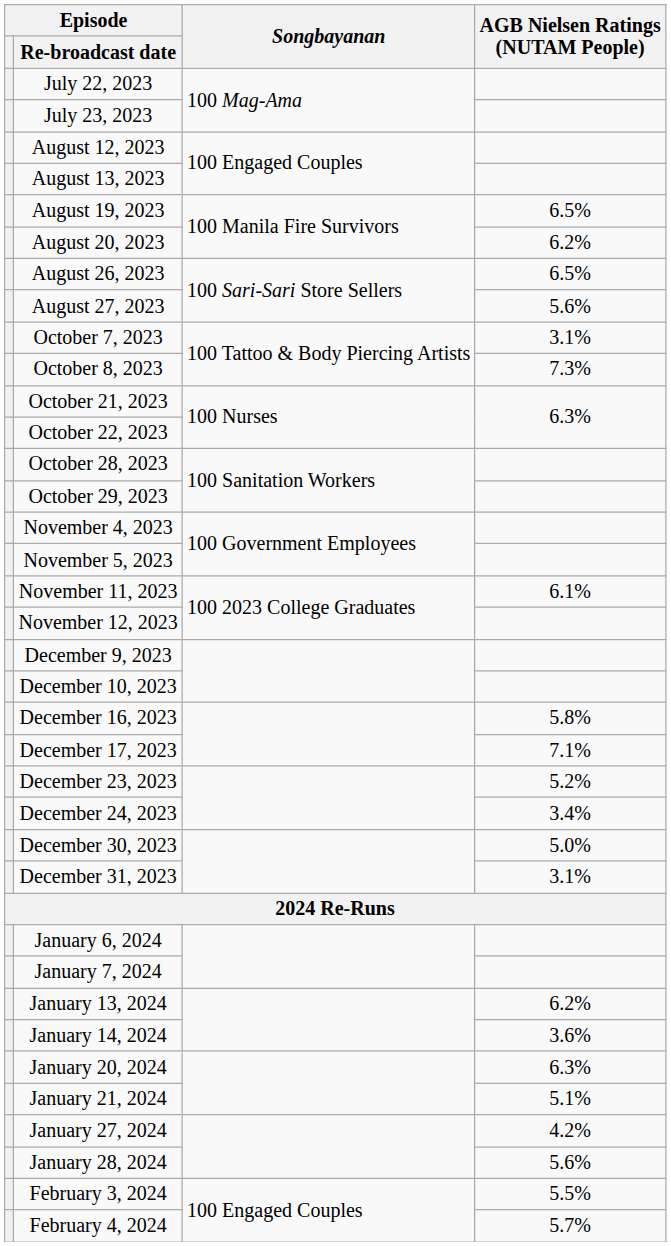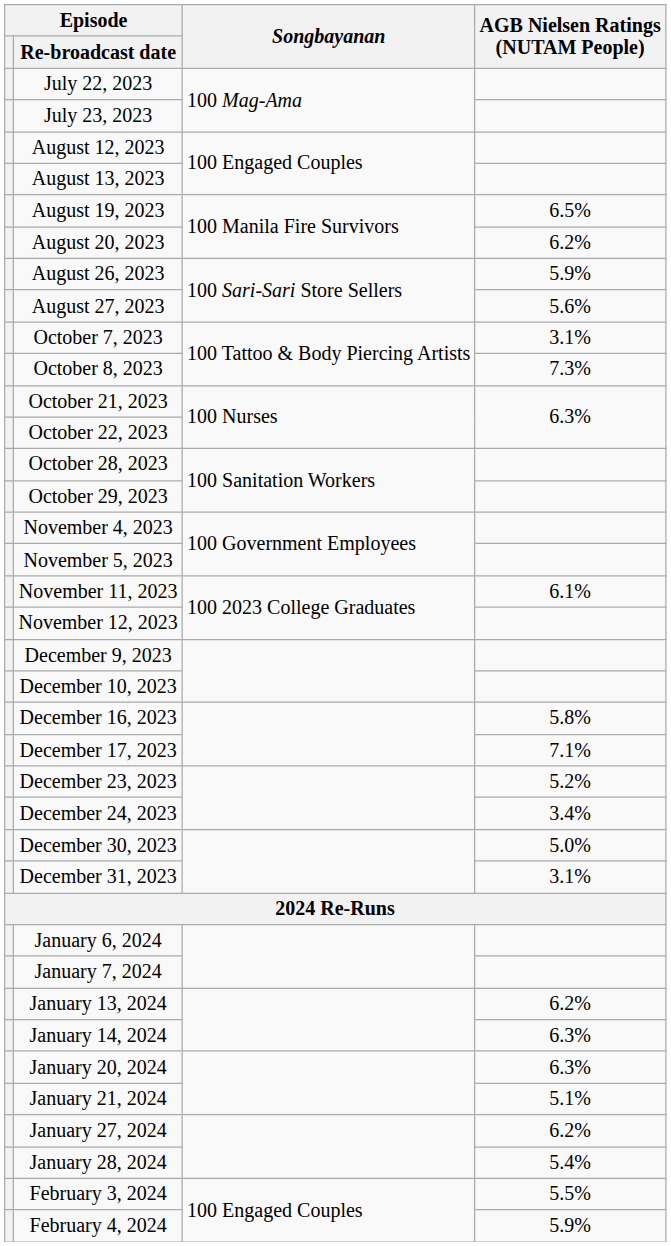(570, 274) 6.5% -> (570, 274) 5.9%
(570, 1035) 3.6% -> (570, 1035) 6.3%
(570, 1130) 4.2% -> (570, 1130) 6.2%
(570, 1162) 5.6% -> (570, 1162) 5.4%
(570, 1225) 5.7% -> (570, 1225) 5.9%
